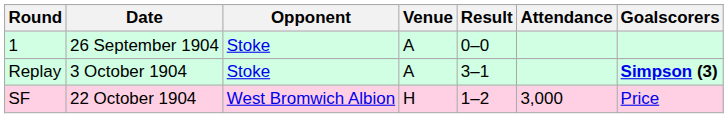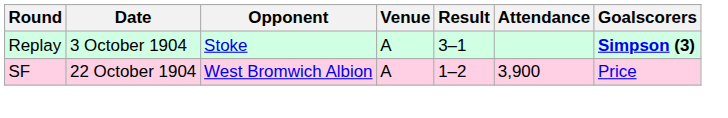- row: (13, 44)
(409, 98) H -> (386, 71) A
(542, 98) 3,000 -> (519, 71) 3,900
